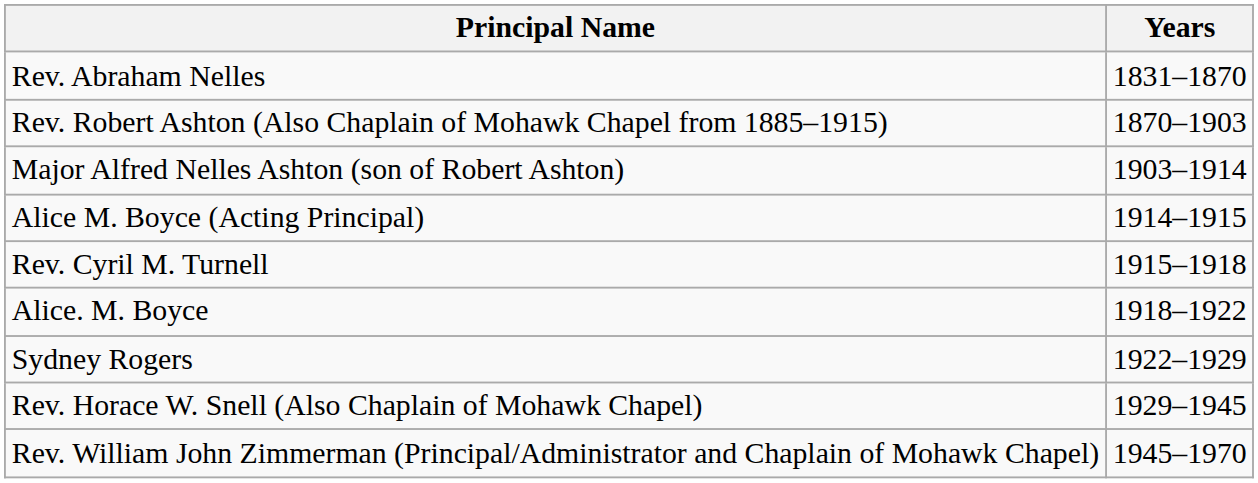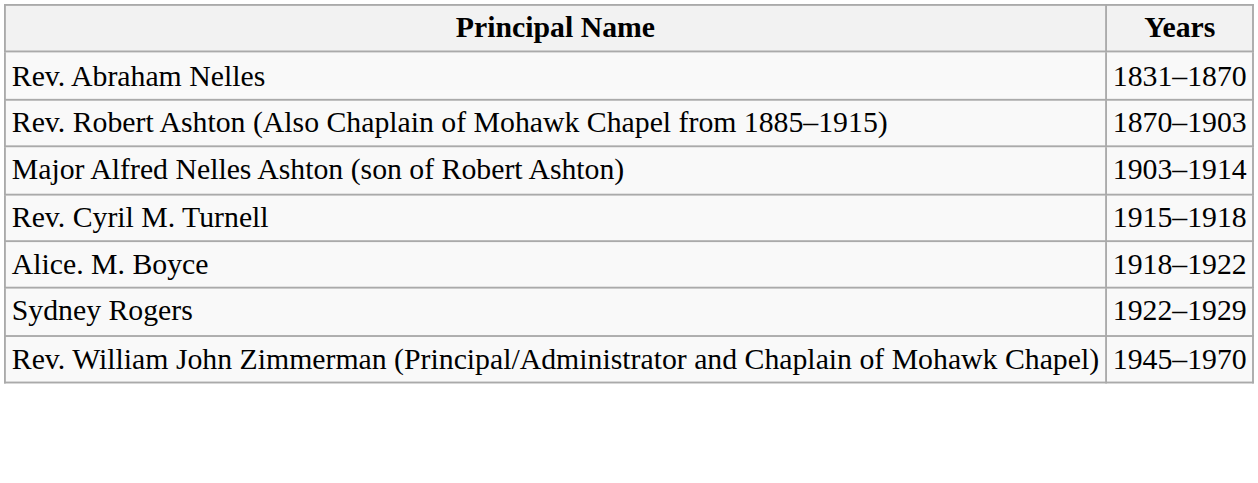- row: (218, 216)
- row: (357, 405)
